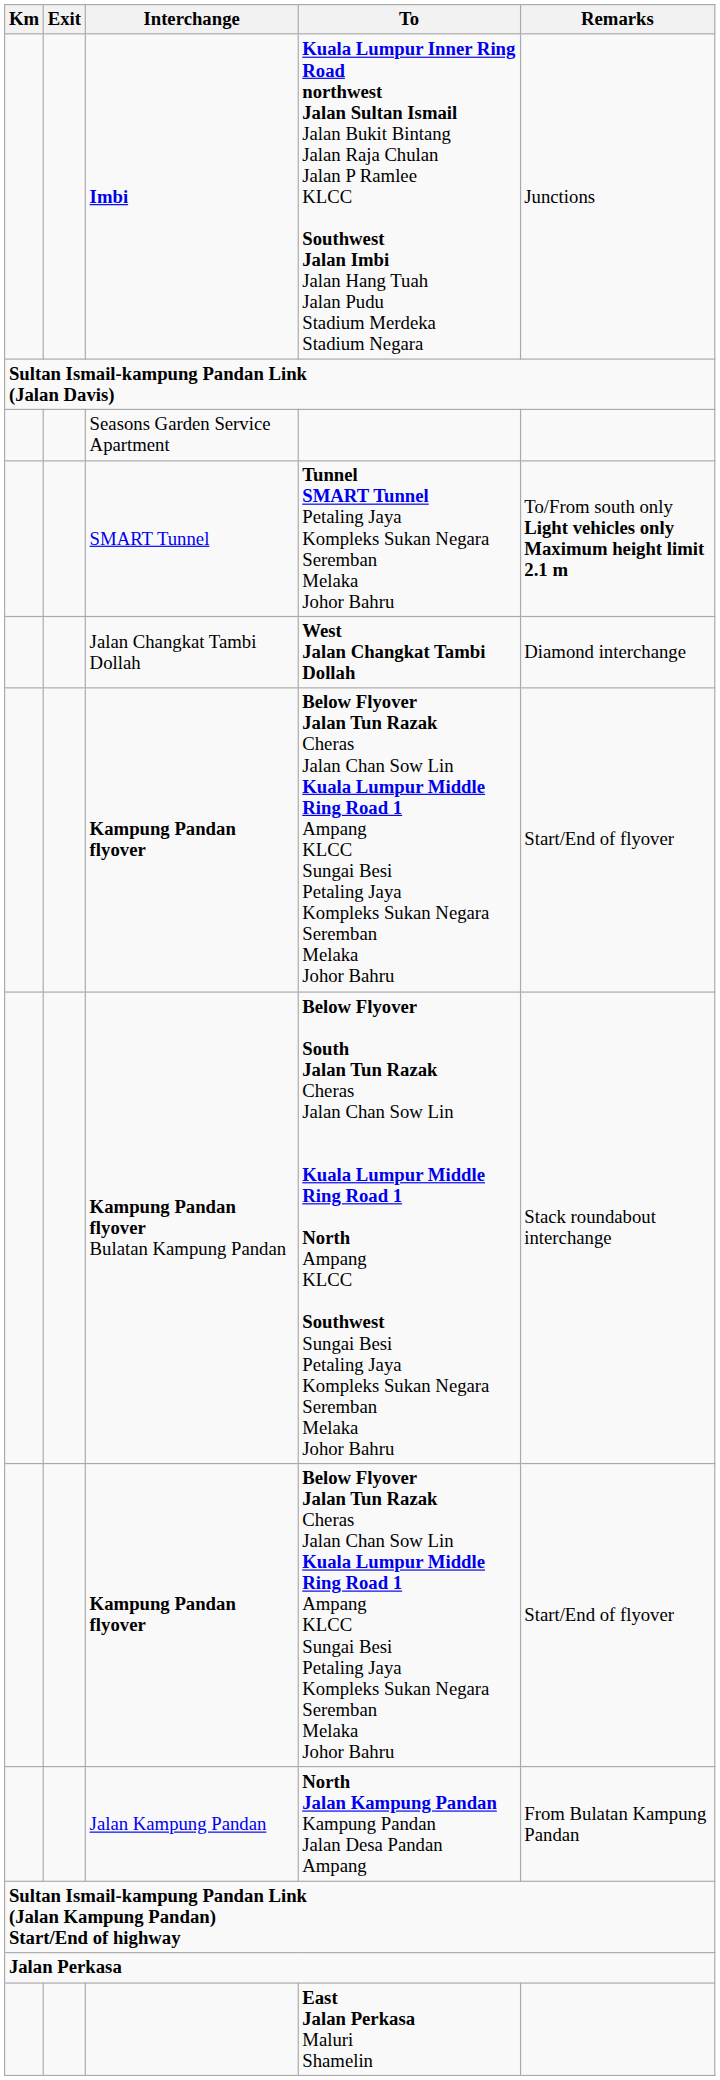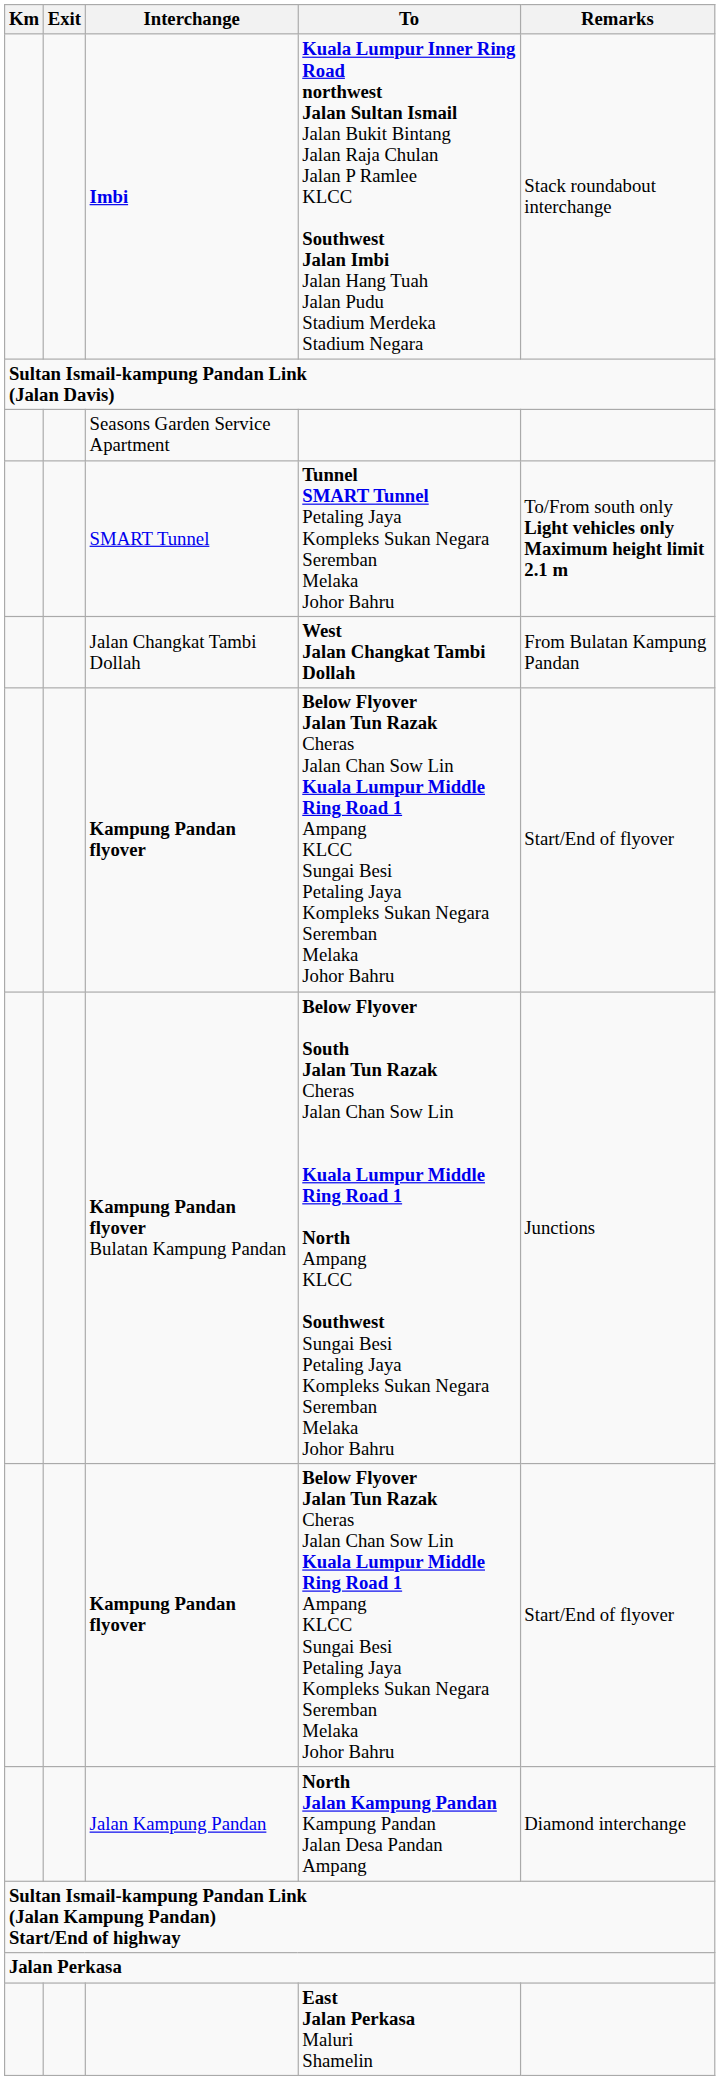(560, 196) Junctions -> (590, 196) Stack roundabout interchange
(605, 652) Diamond interchange -> (615, 652) From Bulatan Kampung Pandan
(590, 1227) Stack roundabout interchange -> (560, 1227) Junctions
(615, 1823) From Bulatan Kampung Pandan -> (605, 1823) Diamond interchange
